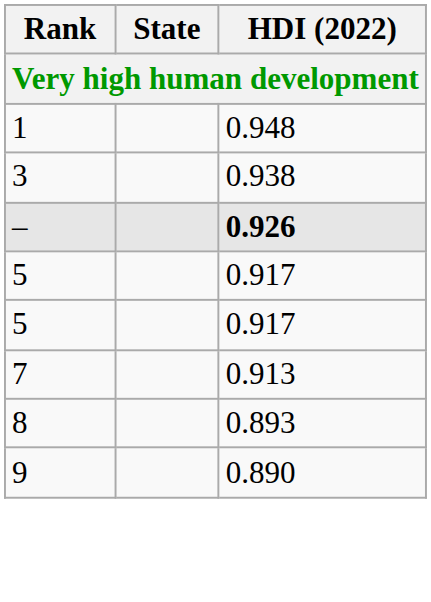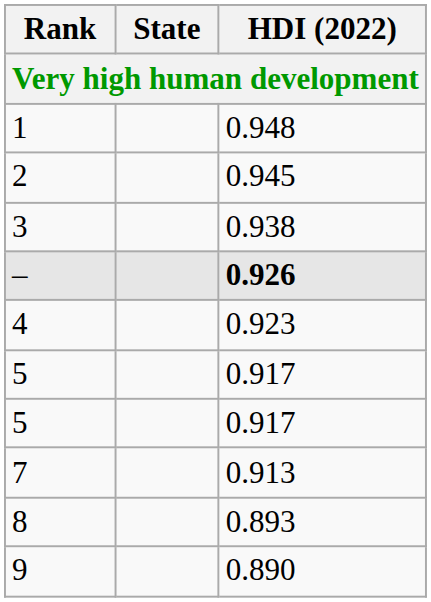+ row: (20, 176)
+ row: (20, 324)
